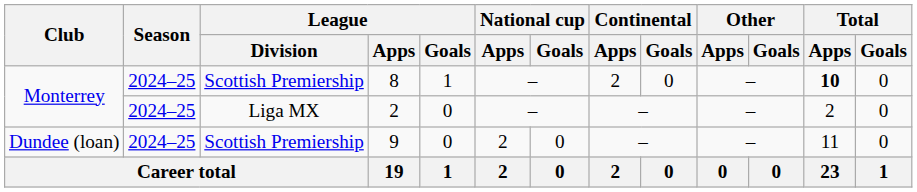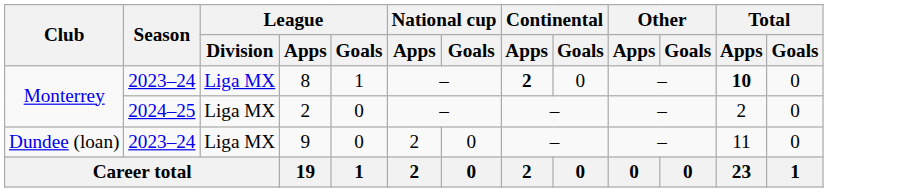(162, 80) 2024–25 -> (162, 80) 2023–24
(284, 80) Scottish Premiership -> (240, 80) Liga MX
(615, 80) normal -> (527, 80) bold
(162, 141) 2024–25 -> (162, 141) 2023–24
(284, 141) Scottish Premiership -> (240, 141) Liga MX
